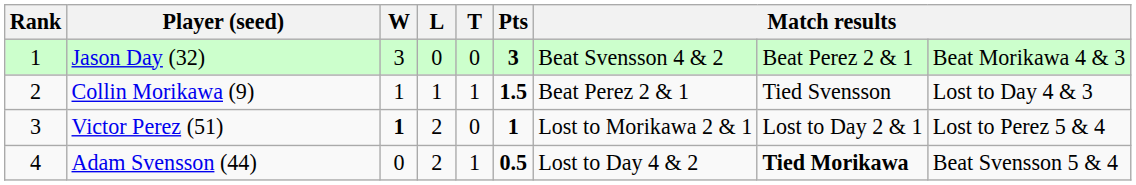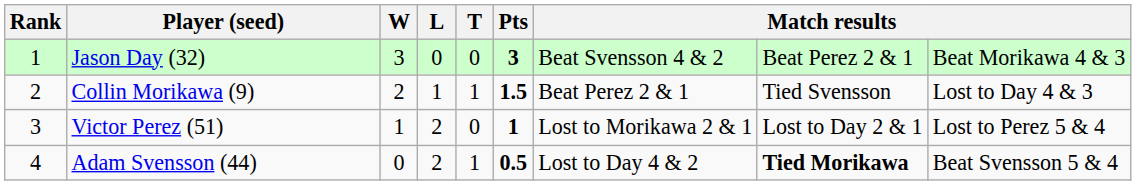(399, 92) 1 -> (399, 92) 2
(399, 127) bold -> (399, 127) normal
